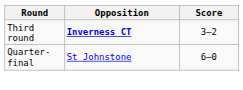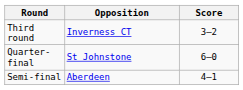(99, 32) bold -> (99, 32) normal
+ row: (34, 77)
